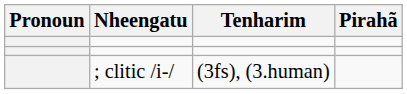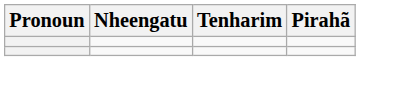- row: (134, 71)
